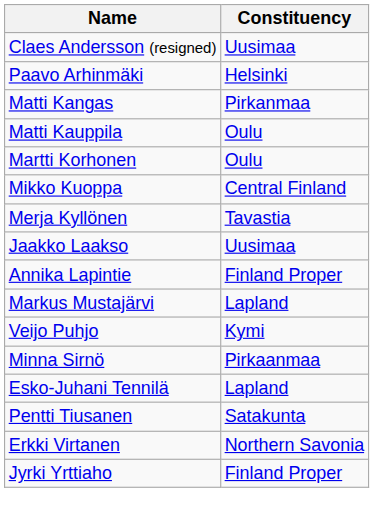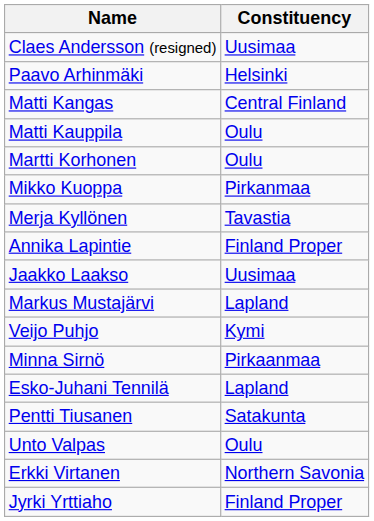(267, 103) Pirkanmaa -> (285, 103) Central Finland
(285, 189) Central Finland -> (267, 189) Pirkanmaa
rows swapped: (68, 246) <-> (70, 274)
+ row: (57, 445)
